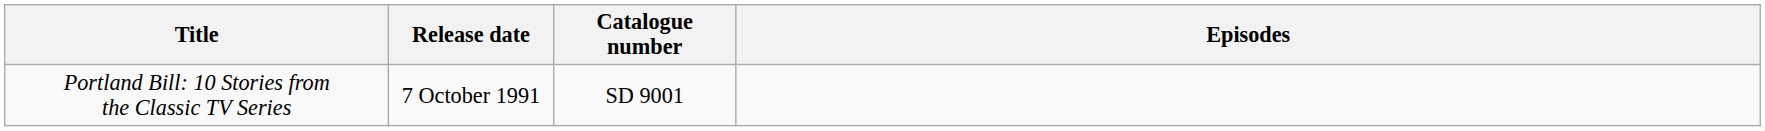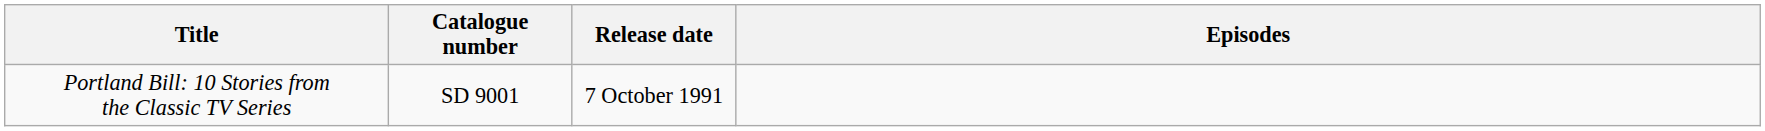columns swapped: (645, 34) <-> (471, 34)
